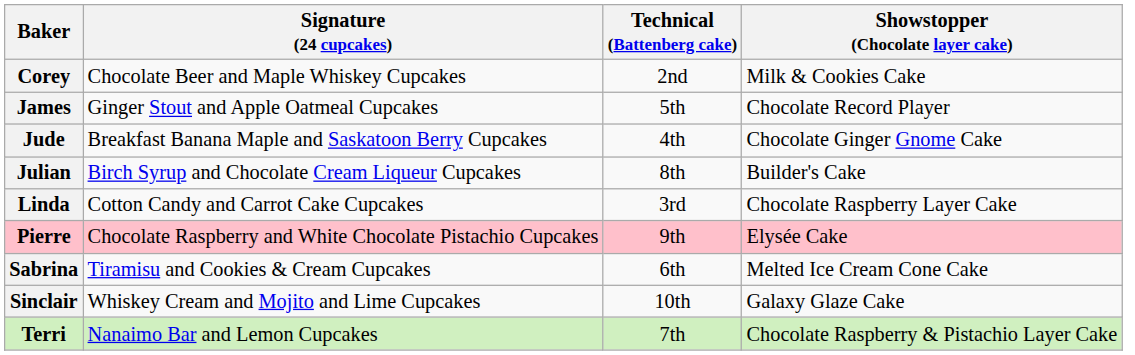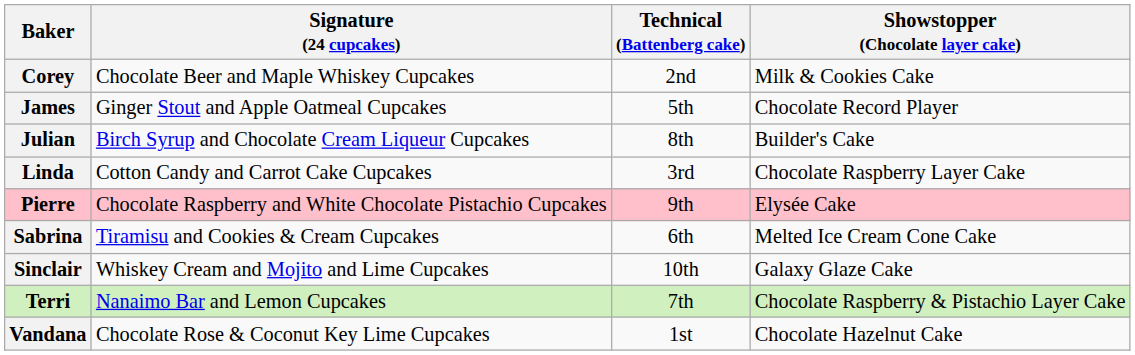- row: (44, 140)
+ row: (48, 333)
